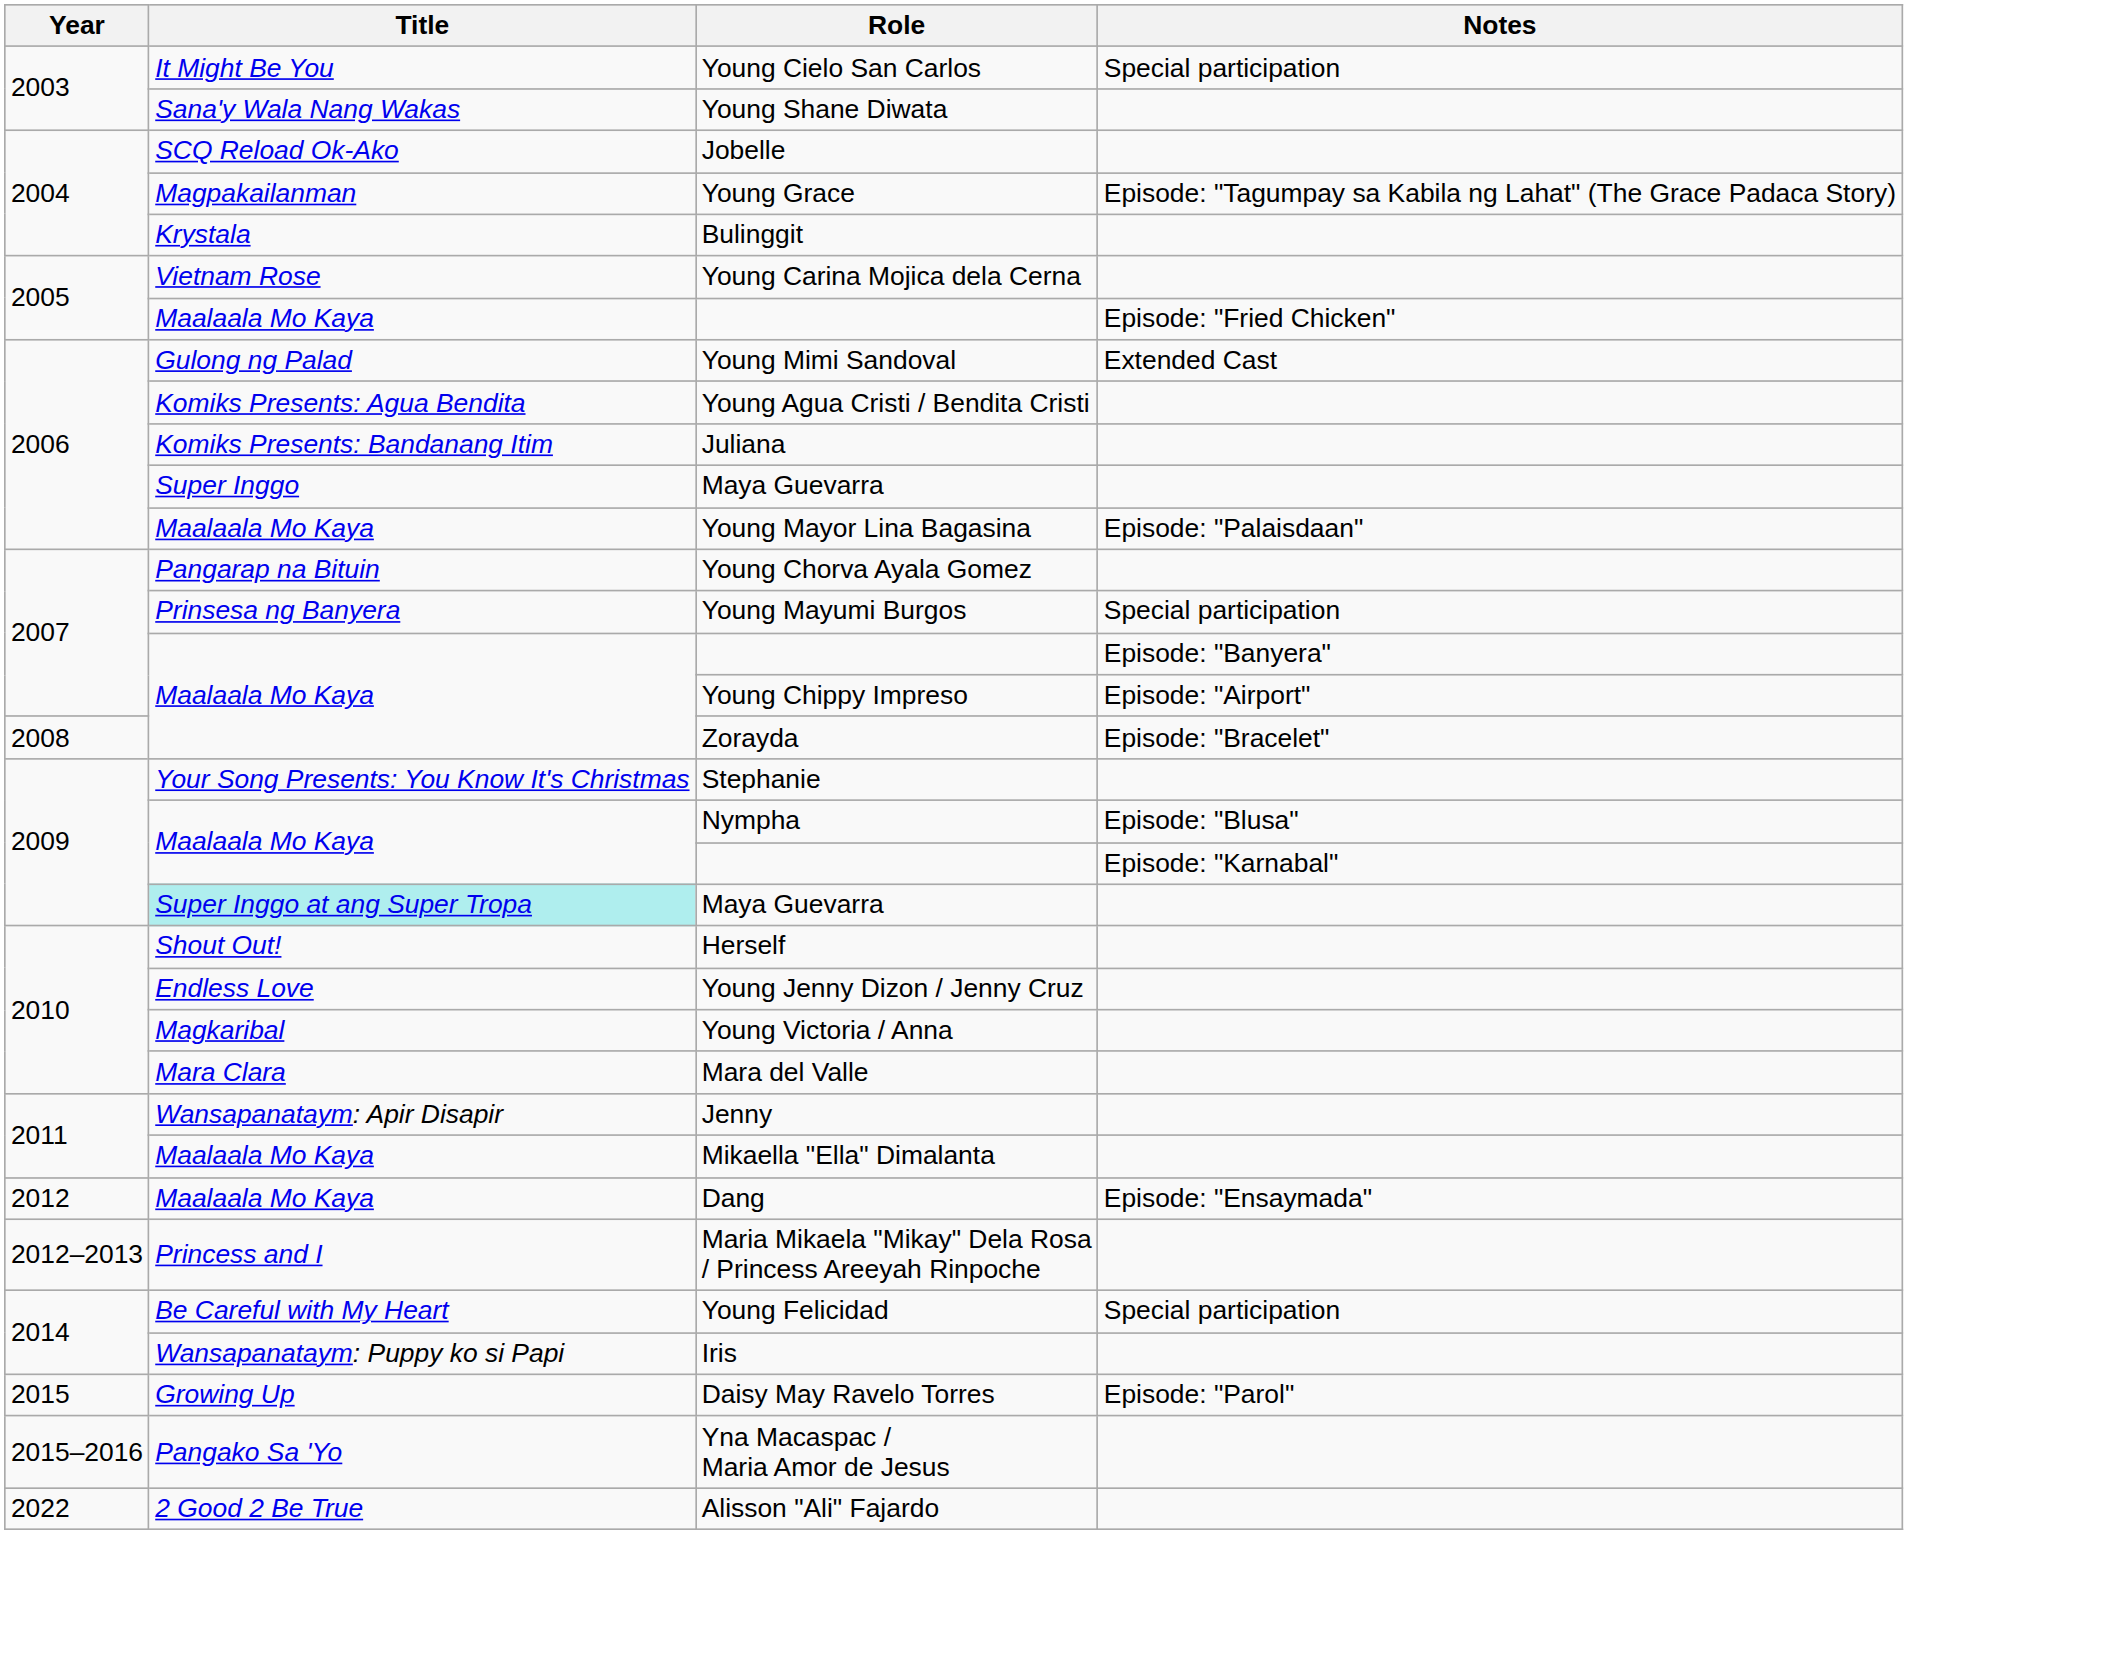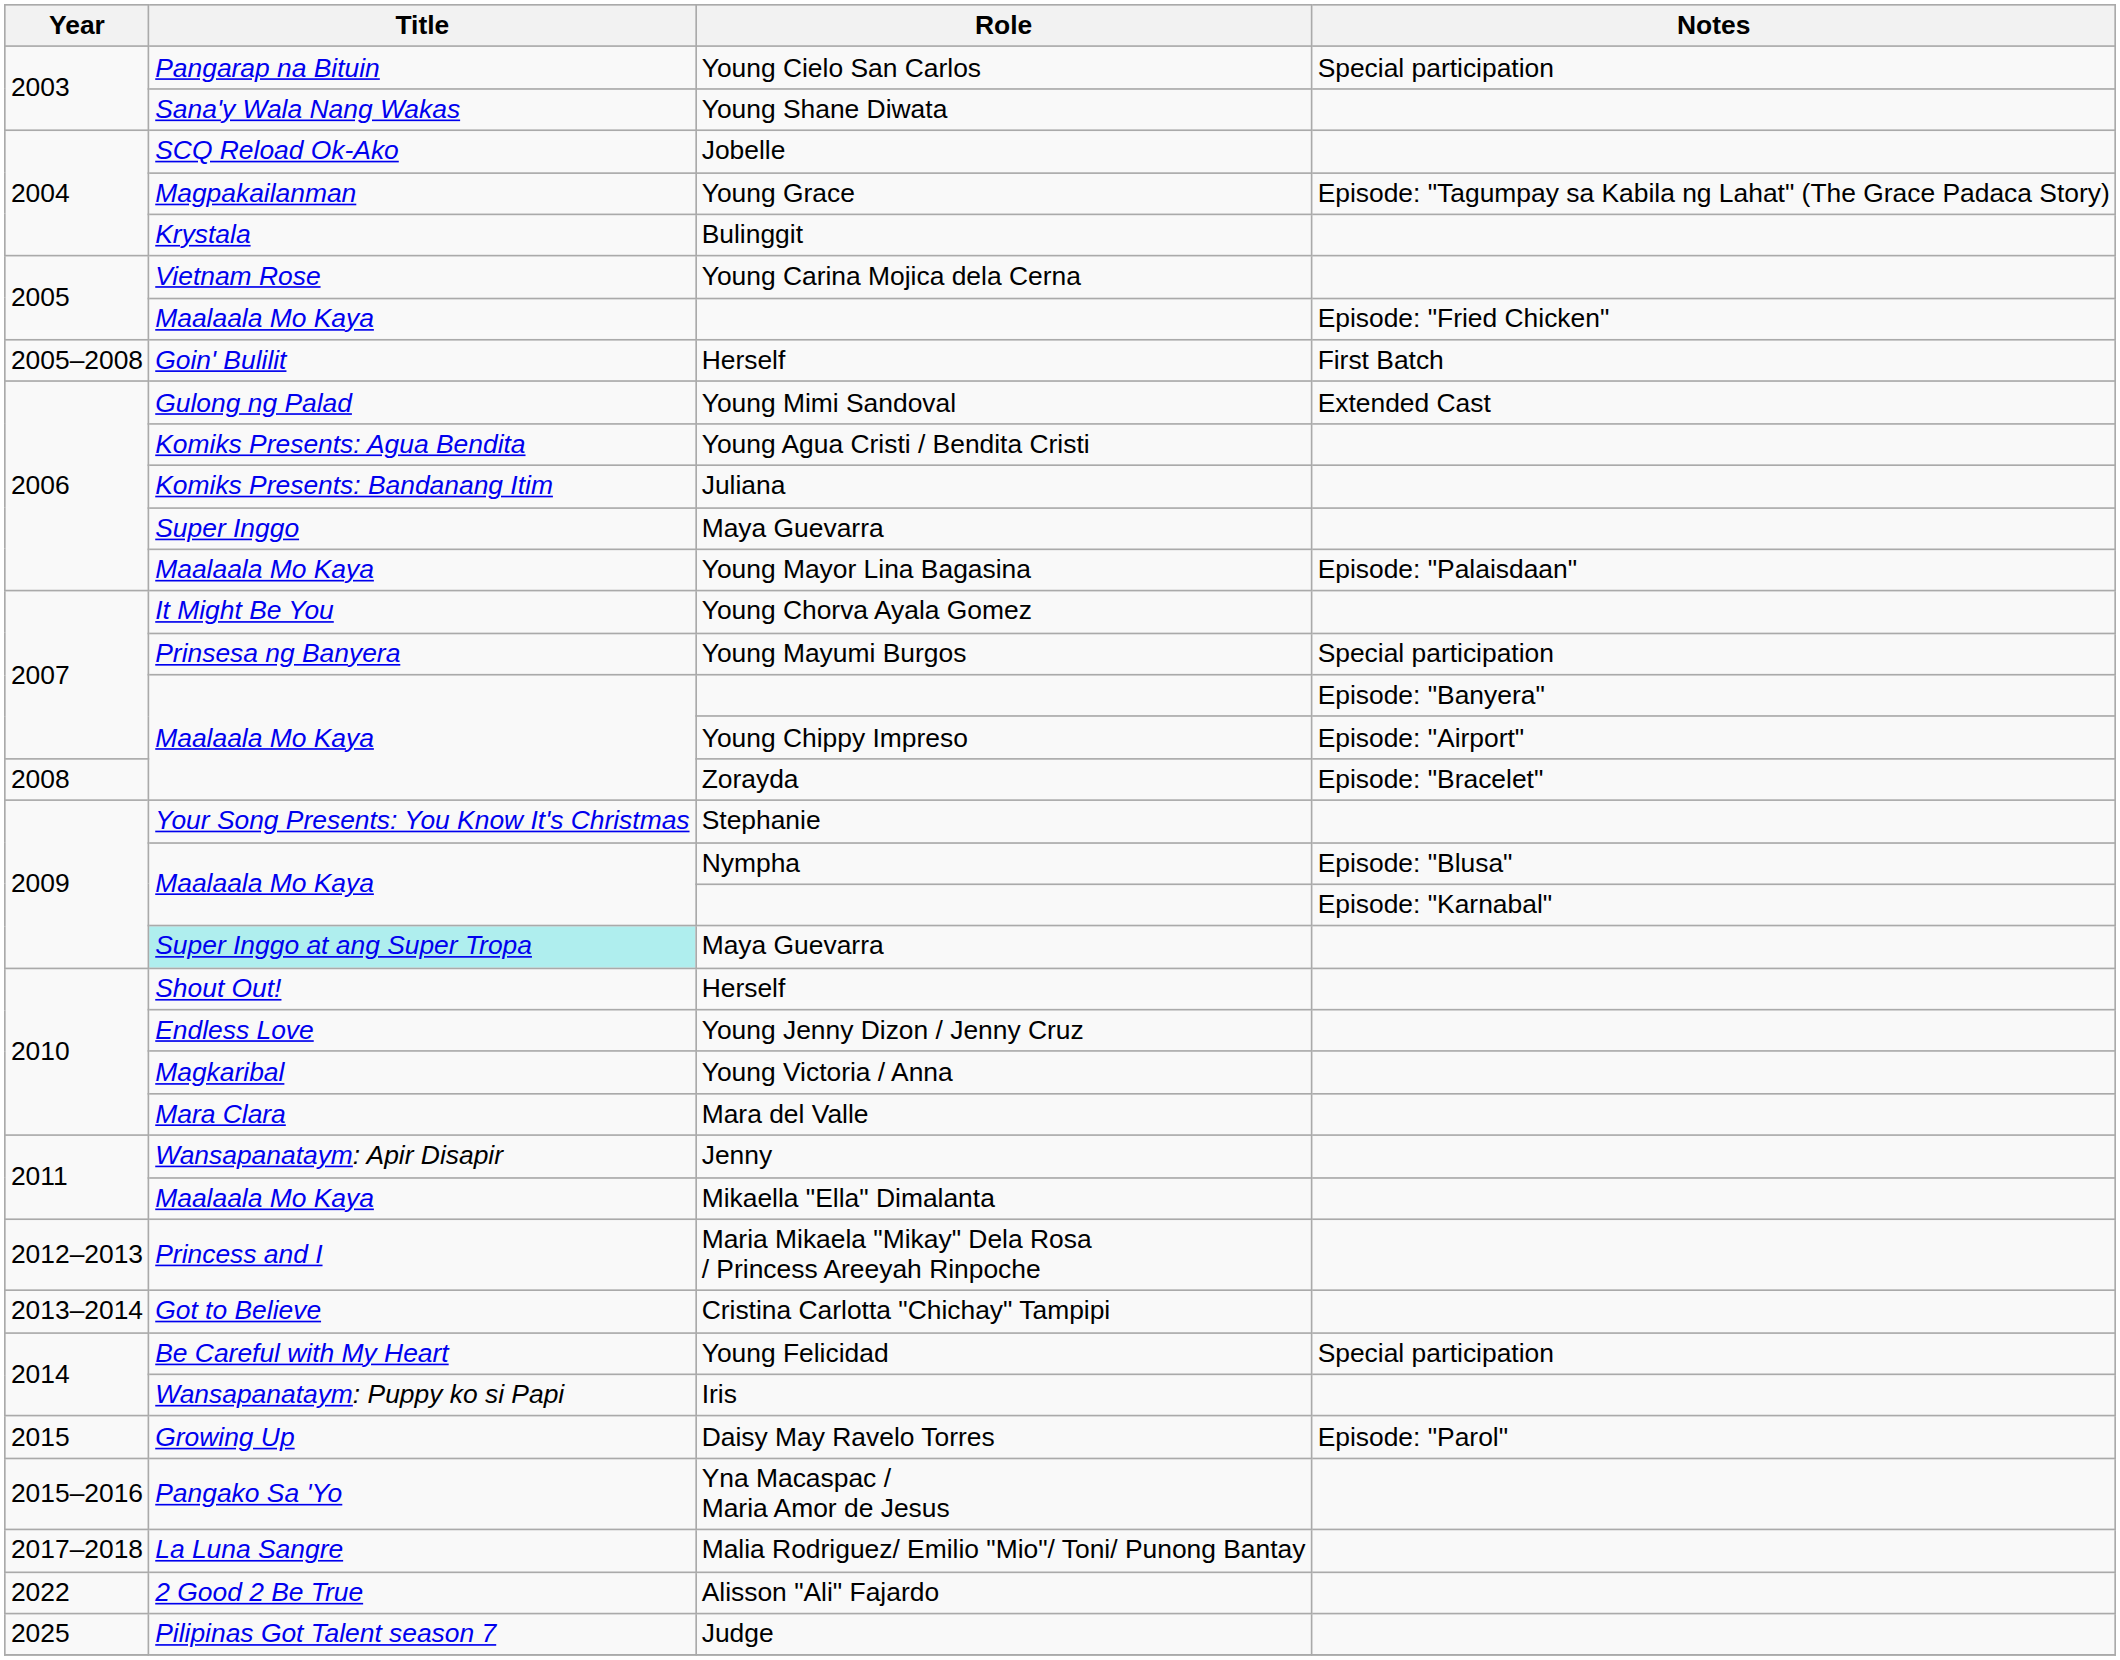(245, 67) It Might Be You -> (268, 67) Pangarap na Bituin
+ row: (77, 360)
(268, 569) Pangarap na Bituin -> (245, 611) It Might Be You
- row: (40, 1197)
+ row: (77, 1311)
+ row: (77, 1550)
+ row: (40, 1633)
